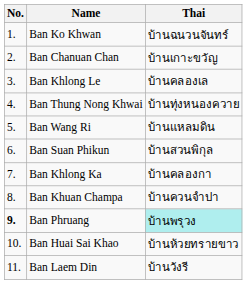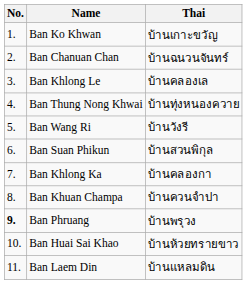(188, 34) บ้านฉนวนจันทร์ -> (183, 34) บ้านเกาะขวัญ
(183, 58) บ้านเกาะขวัญ -> (188, 58) บ้านฉนวนจันทร์
(181, 128) บ้านแหลมดิน -> (168, 128) บ้านวังรี
(172, 221) paleturquoise background -> (172, 221) no background
(168, 267) บ้านวังรี -> (181, 267) บ้านแหลมดิน
